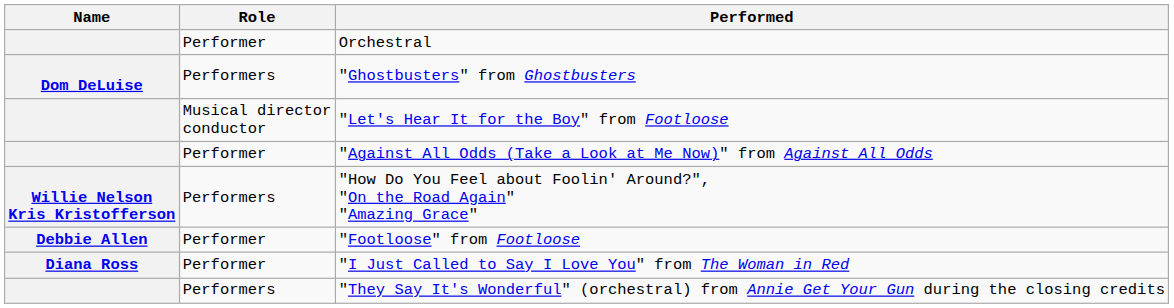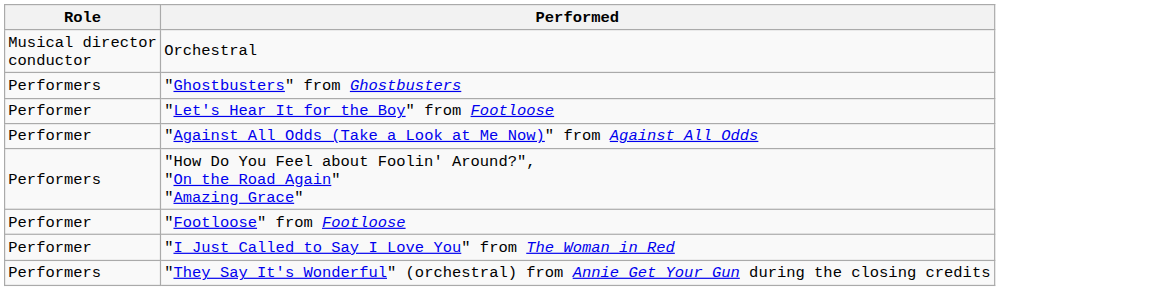- column: (92, 17)
(225, 42) Performer -> (83, 51) Musical director conductor
(257, 120) Musical director conductor -> (50, 111) Performer
